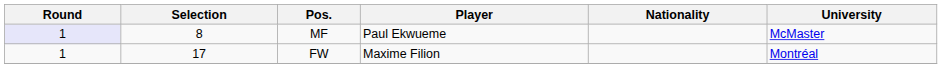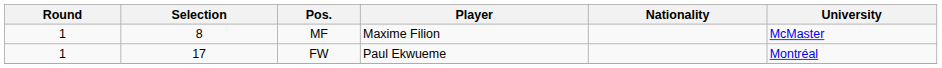(62, 34) lavender background -> (62, 34) no background
(405, 34) Paul Ekwueme -> (401, 34) Maxime Filion
(401, 54) Maxime Filion -> (405, 54) Paul Ekwueme
